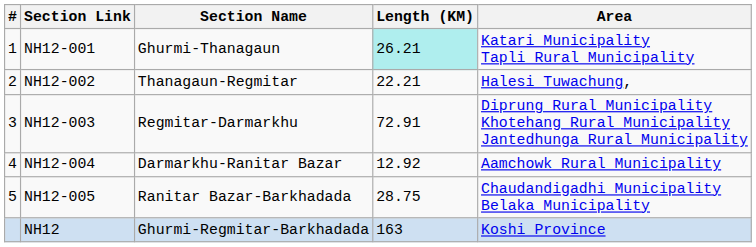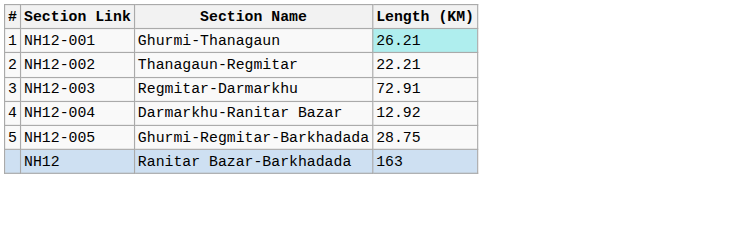- column: (614, 17)
(245, 197) Ranitar Bazar-Barkhadada -> (253, 137) Ghurmi-Regmitar-Barkhadada
(253, 230) Ghurmi-Regmitar-Barkhadada -> (245, 162) Ranitar Bazar-Barkhadada
